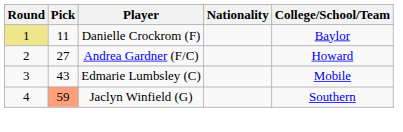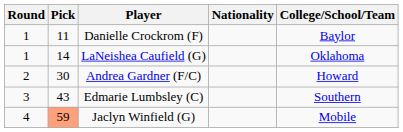(26, 35) khaki background -> (26, 35) no background
+ row: (144, 55)
(63, 55) 27 -> (63, 76) 30
(332, 76) Mobile -> (337, 96) Southern
(332, 96) Southern -> (337, 117) Mobile
